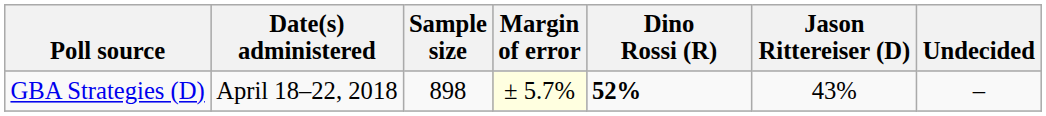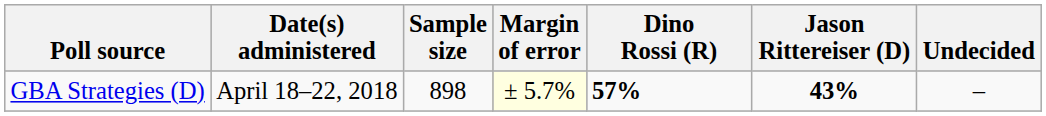(617, 90) 52% -> (617, 90) 57%
(834, 90) normal -> (834, 90) bold
